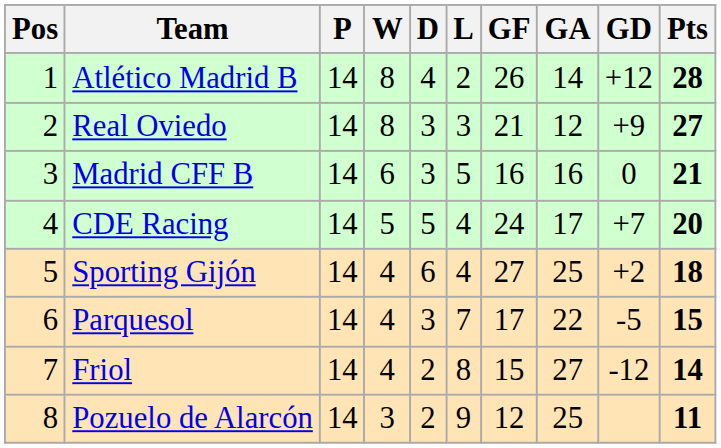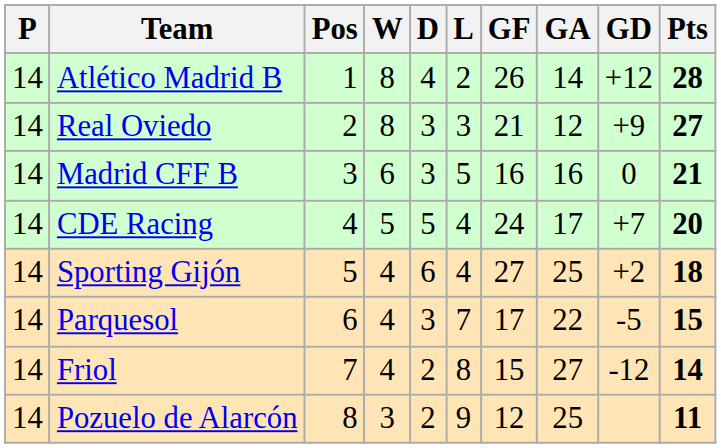columns swapped: (35, 28) <-> (342, 28)
